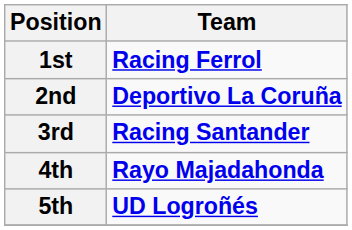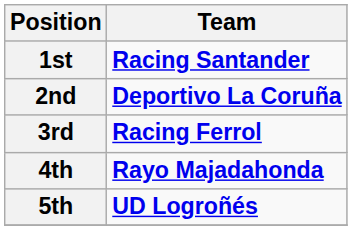(187, 59) Racing Ferrol -> (211, 59) Racing Santander
(211, 133) Racing Santander -> (187, 133) Racing Ferrol
